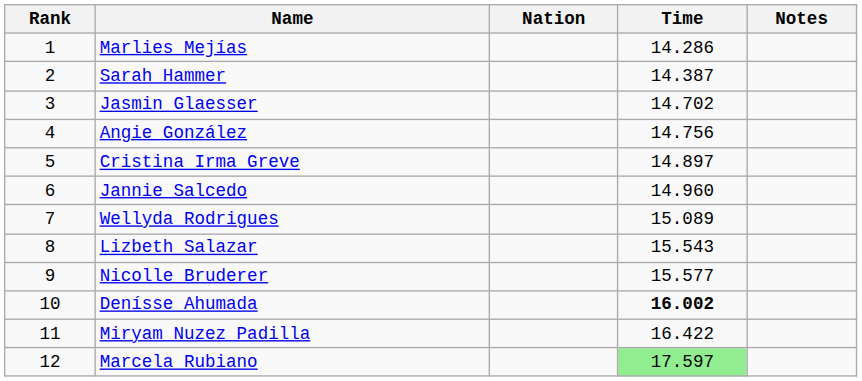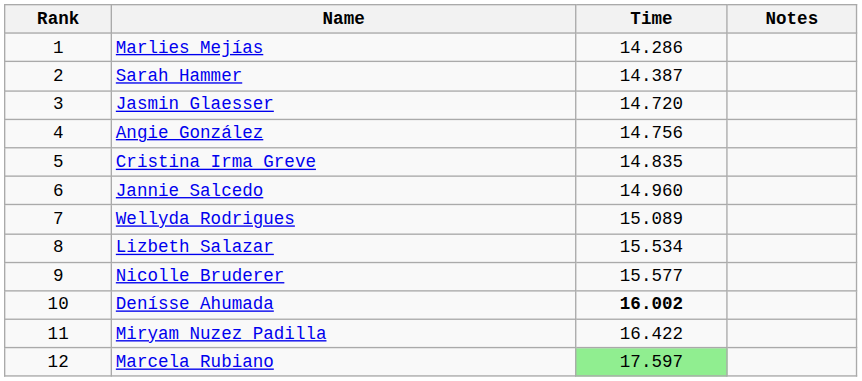- column: (554, 19)
(682, 105) 14.702 -> (651, 105) 14.720
(682, 162) 14.897 -> (651, 162) 14.835
(682, 248) 15.543 -> (651, 248) 15.534
